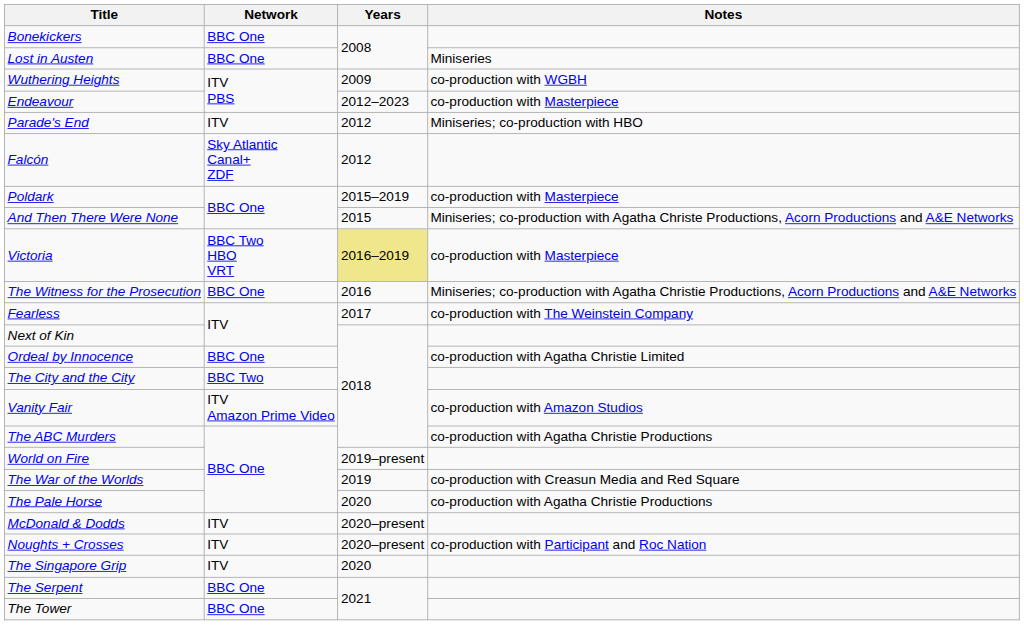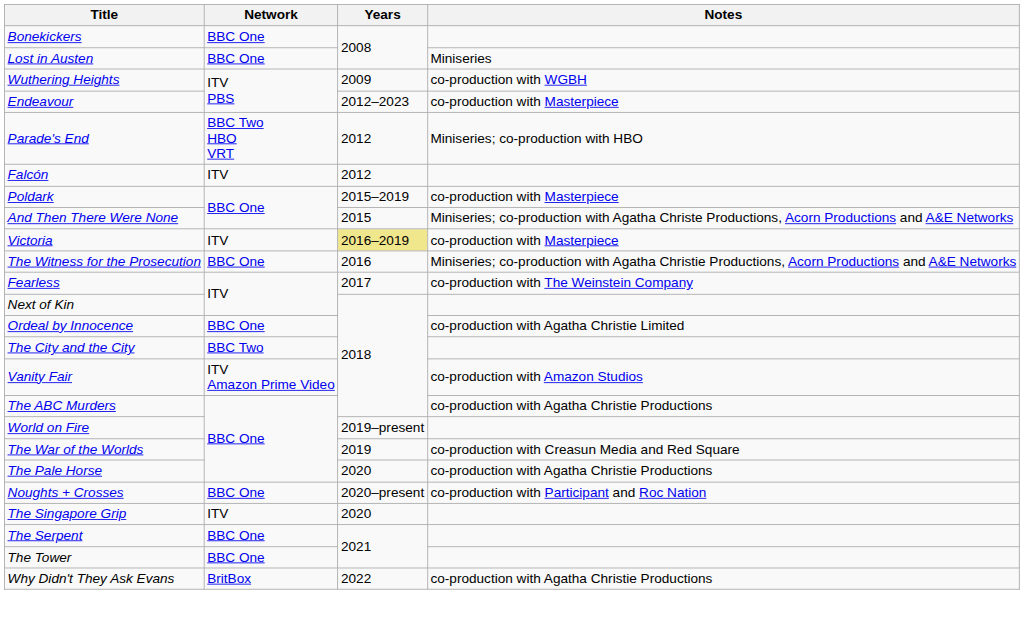(218, 123) ITV -> (235, 138) BBC Two HBO VRT
(242, 159) Sky Atlantic Canal+ ZDF -> (218, 175) ITV
(235, 255) BBC Two HBO VRT -> (218, 240) ITV
- row: (66, 523)
(218, 544) ITV -> (236, 492) BBC One
+ row: (91, 578)
